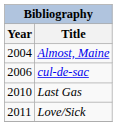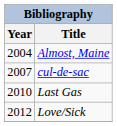(20, 72) 2006 -> (20, 72) 2007
(19, 111) 2011 -> (20, 111) 2012
